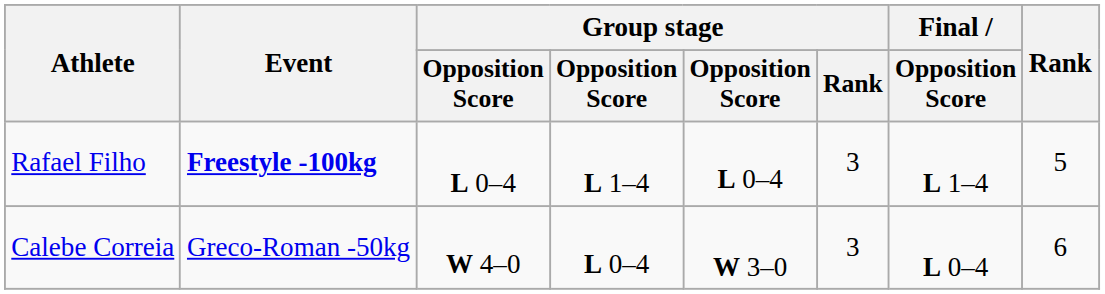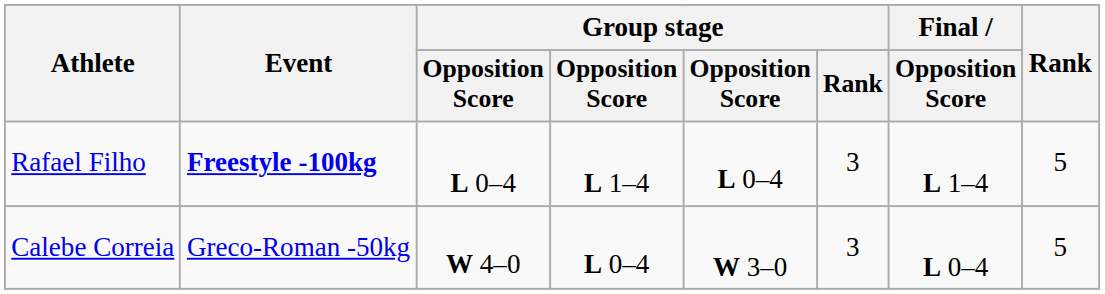(1060, 247) 6 -> (1060, 247) 5
